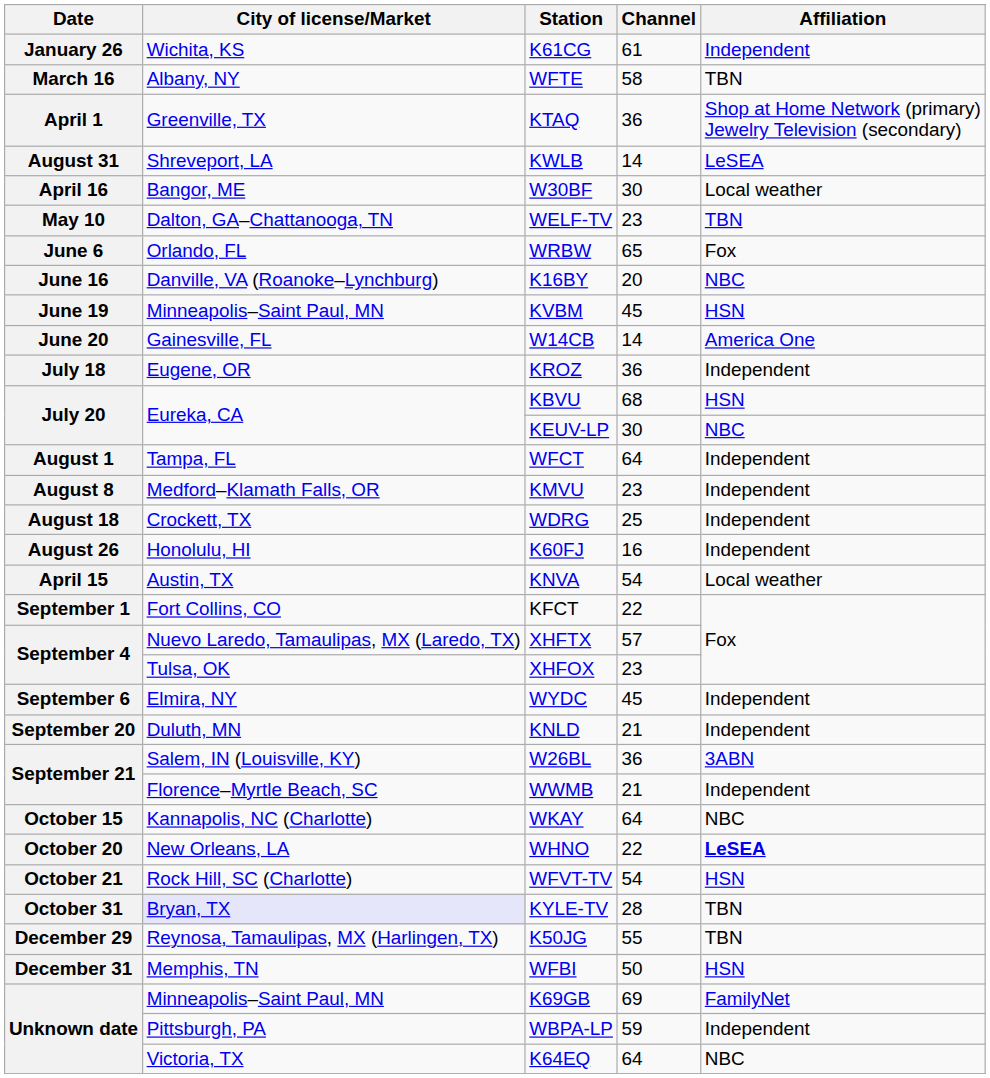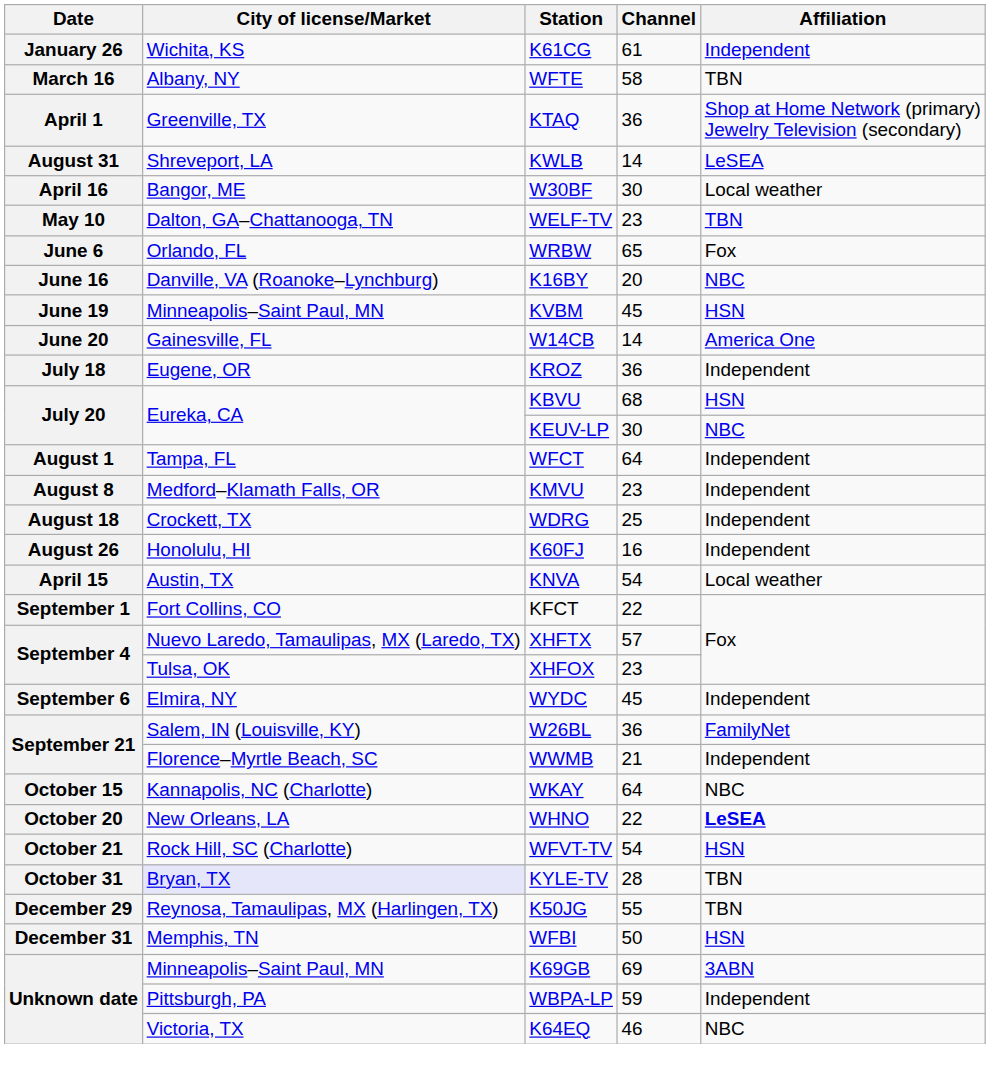- row: (555, 729)
(729, 759) 3ABN -> (747, 729) FamilyNet
(747, 998) FamilyNet -> (729, 968) 3ABN
(632, 1058) 64 -> (632, 1028) 46
